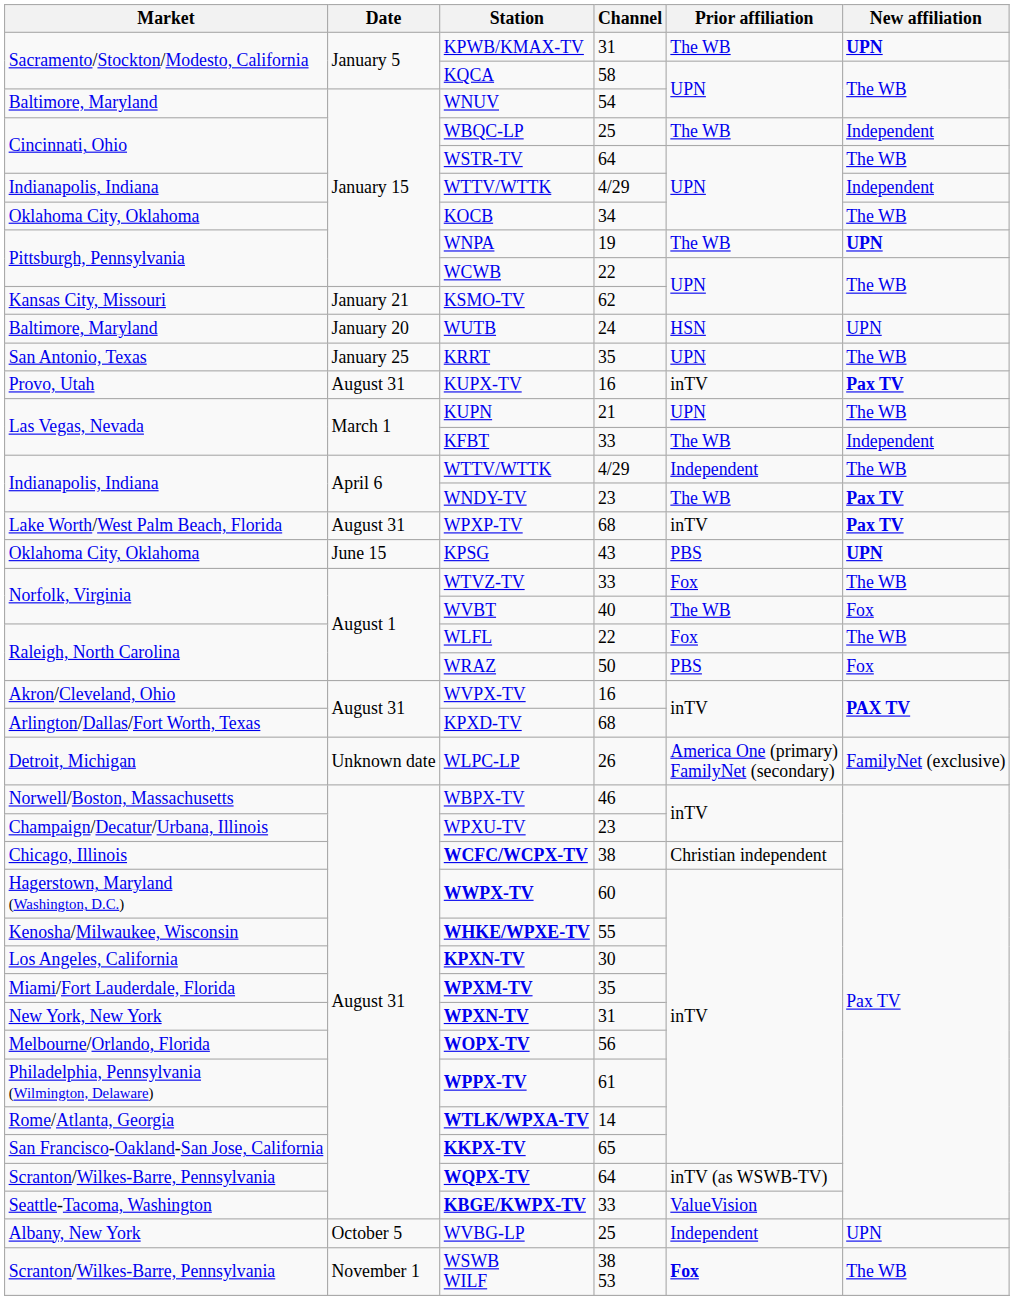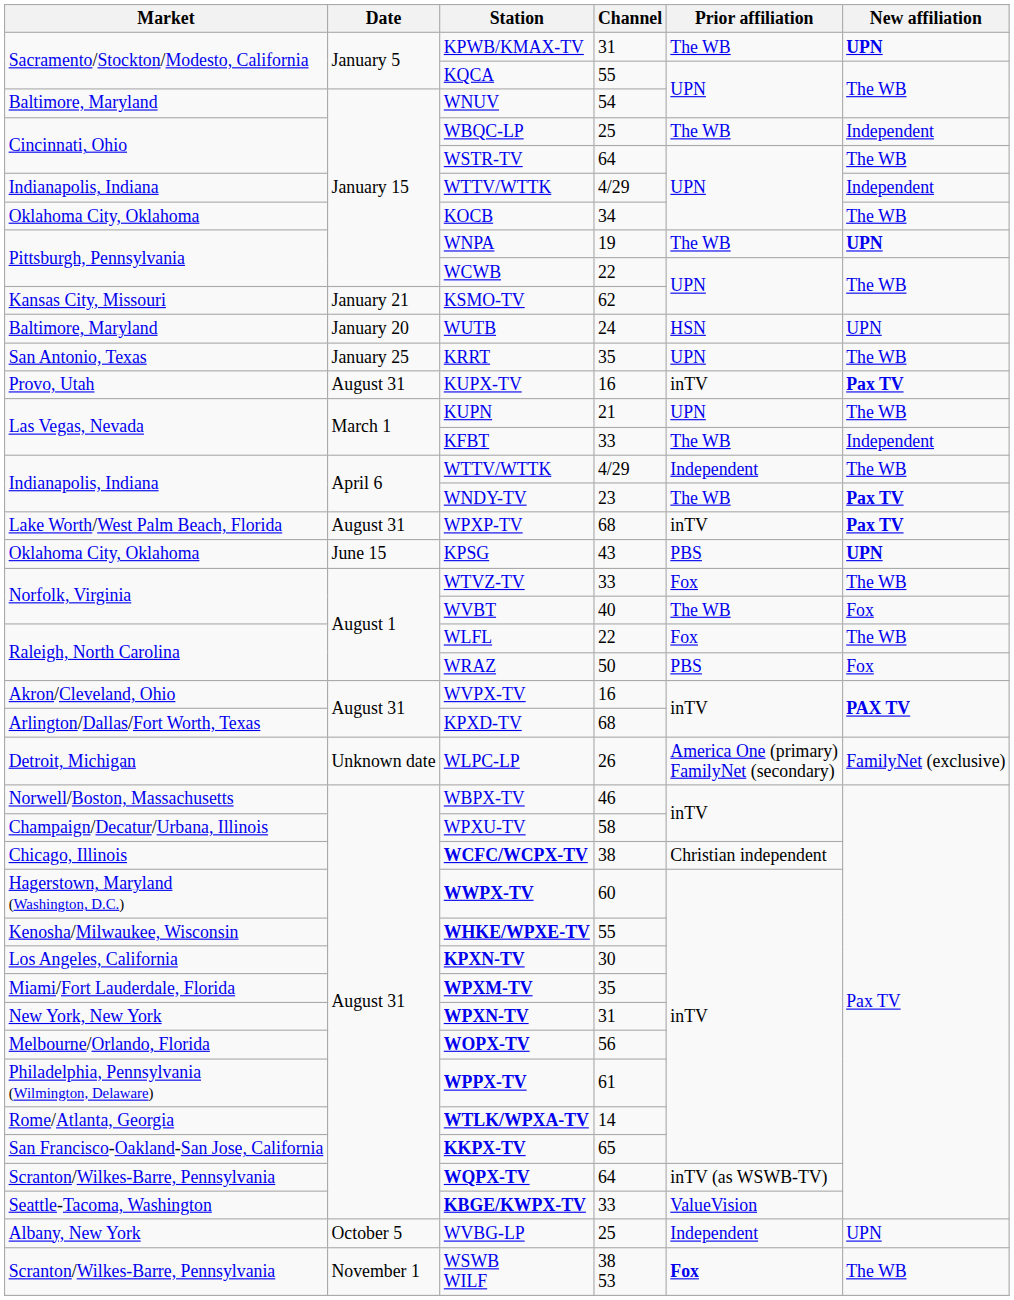(607, 74) 58 -> (607, 74) 55
(607, 827) 23 -> (607, 827) 58
